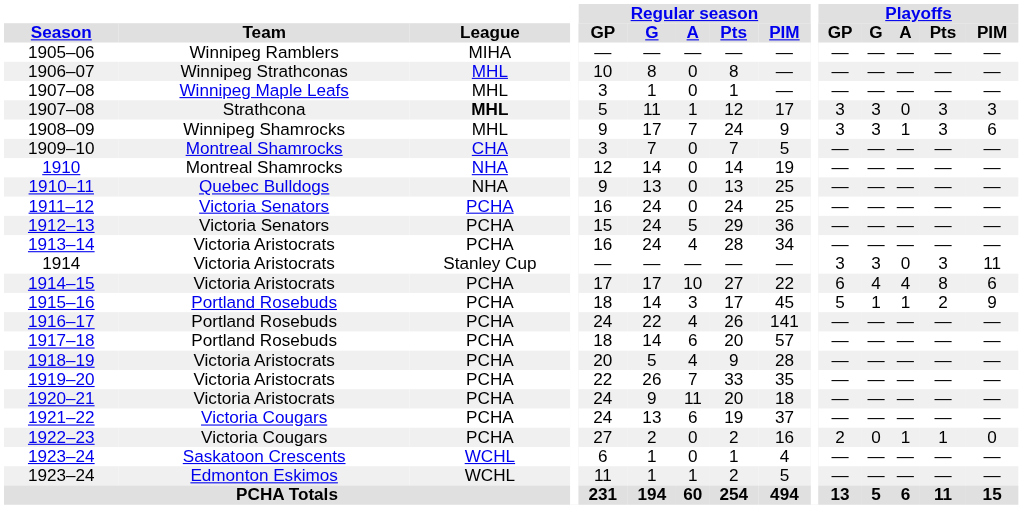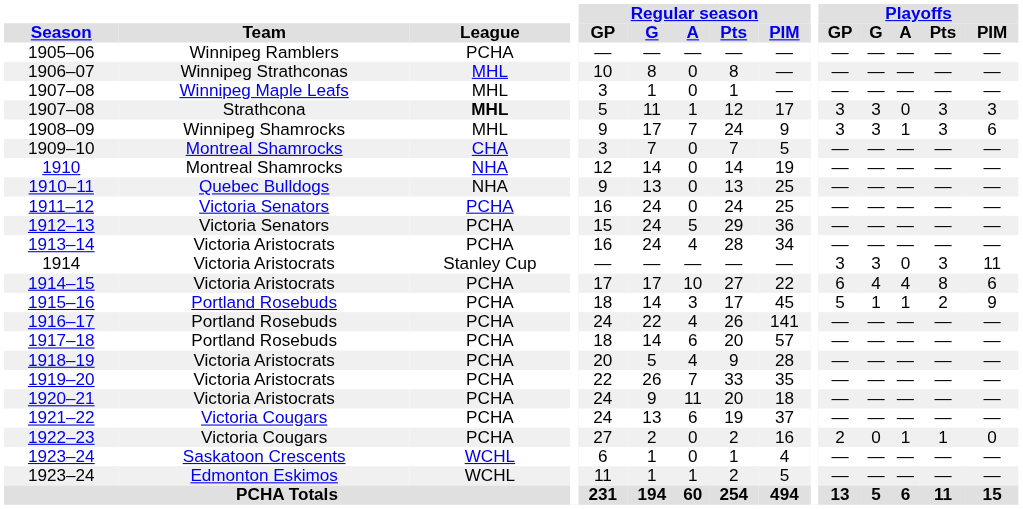(490, 52) MIHA -> (490, 52) PCHA
